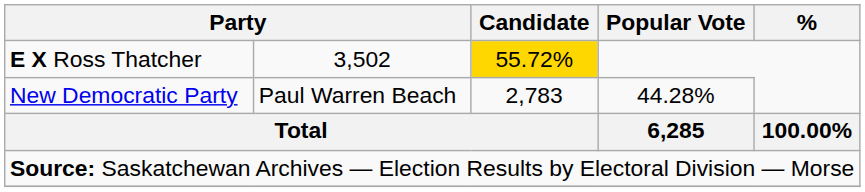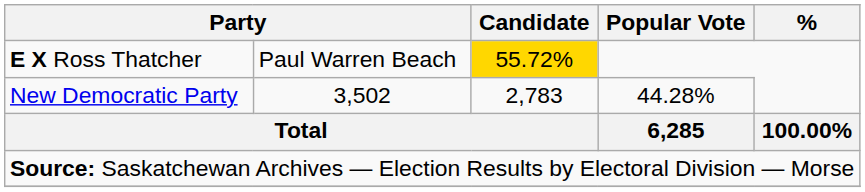(362, 58) 3,502 -> (358, 58) Paul Warren Beach
(358, 95) Paul Warren Beach -> (362, 95) 3,502
